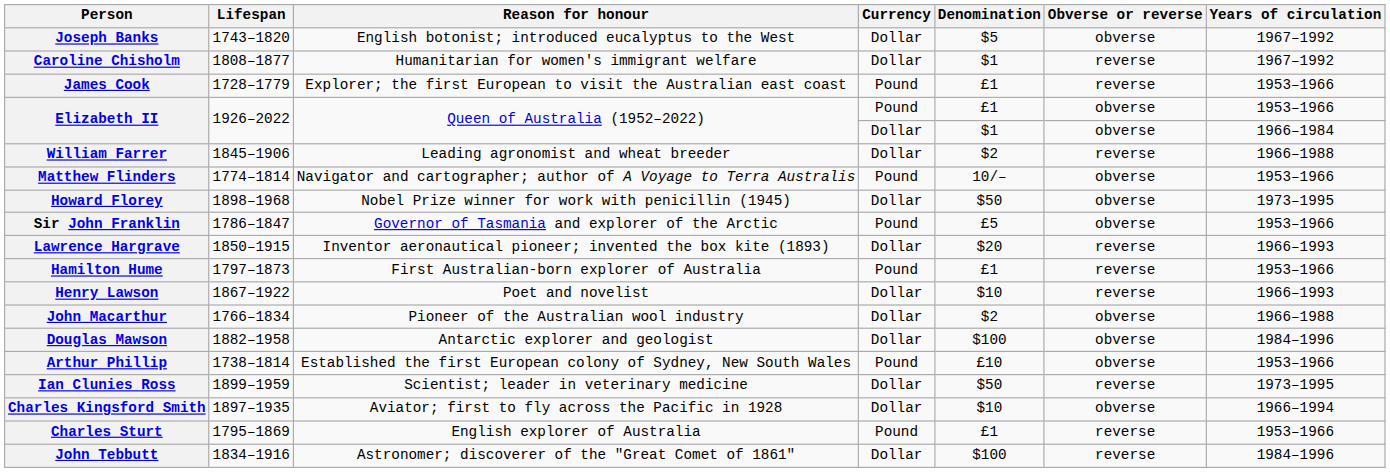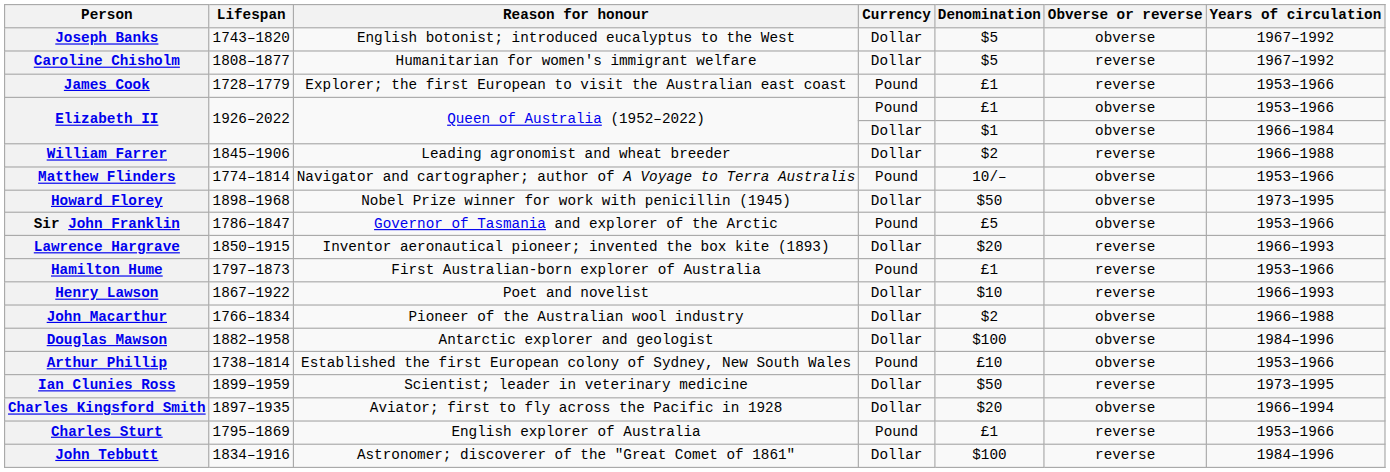(989, 63) $1 -> (989, 63) $5
(989, 410) $10 -> (989, 410) $20
